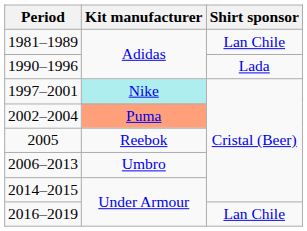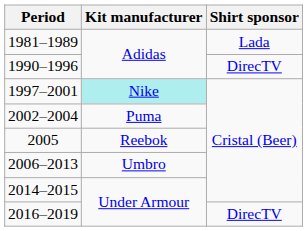(254, 41) Lan Chile -> (254, 41) Lada
(254, 66) Lada -> (254, 66) DirecTV
(144, 115) lightsalmon background -> (144, 115) no background
(254, 214) Lan Chile -> (254, 214) DirecTV
